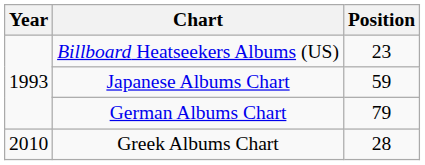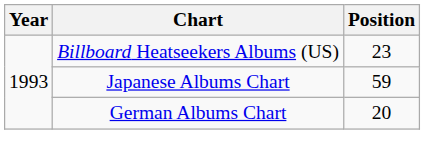(382, 112) 79 -> (382, 112) 20
- row: (198, 143)
